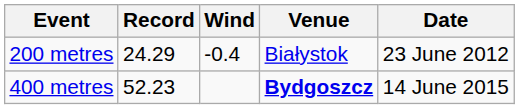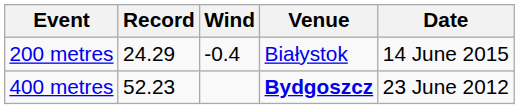(446, 53) 23 June 2012 -> (446, 53) 14 June 2015
(446, 86) 14 June 2015 -> (446, 86) 23 June 2012
